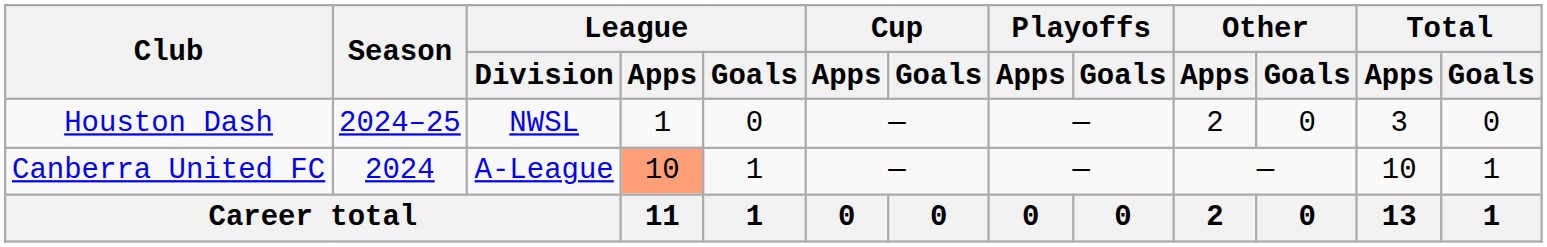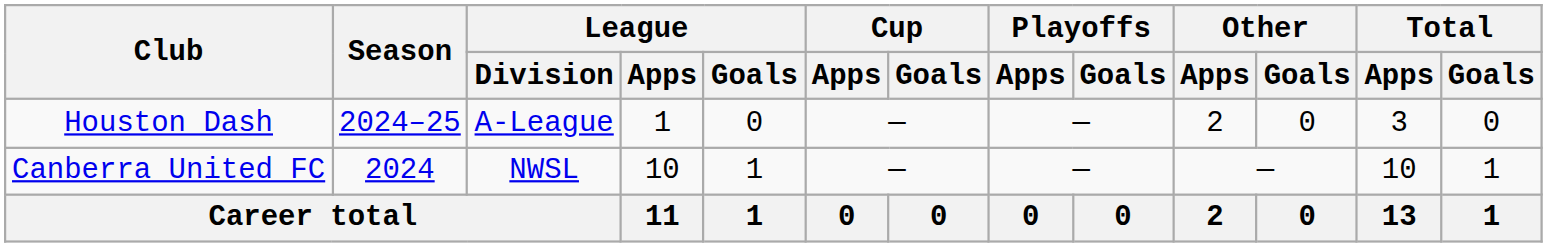(544, 123) NWSL -> (544, 123) A-League
(544, 170) A-League -> (544, 170) NWSL
(662, 170) lightsalmon background -> (662, 170) no background
